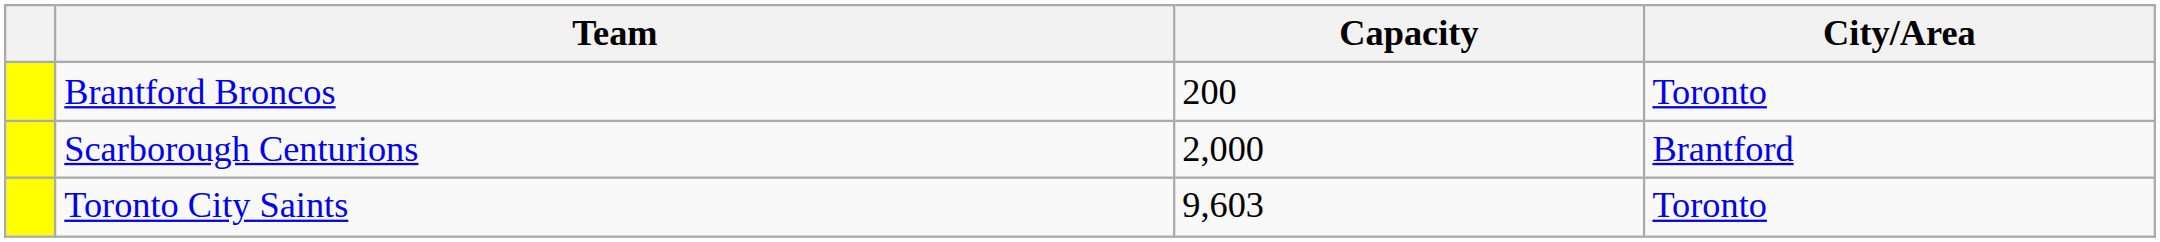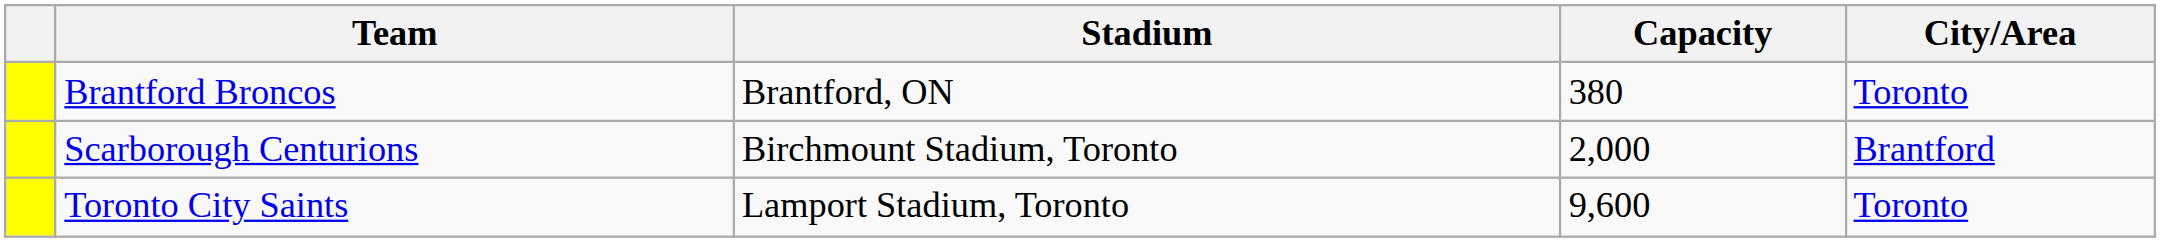+ column: (1147, 33)
(1210, 90) 200 -> (1596, 90) 380
(1223, 206) 9,603 -> (1609, 206) 9,600
